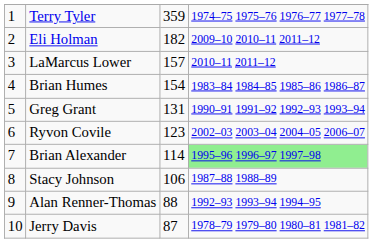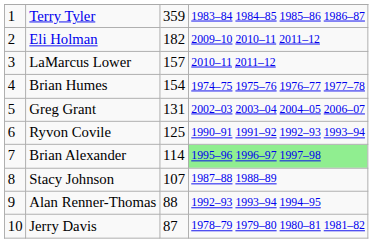(278, 16) 1974–75 1975–76 1976–77 1977–78 -> (278, 16) 1983–84 1984–85 1985–86 1986–87
(278, 86) 1983–84 1984–85 1985–86 1986–87 -> (278, 86) 1974–75 1975–76 1976–77 1977–78
(278, 109) 1990–91 1991–92 1992–93 1993–94 -> (278, 109) 2002–03 2003–04 2004–05 2006–07
(174, 132) 123 -> (174, 132) 125
(278, 132) 2002–03 2003–04 2004–05 2006–07 -> (278, 132) 1990–91 1991–92 1992–93 1993–94
(174, 179) 106 -> (174, 179) 107
